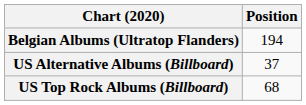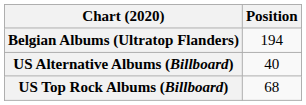(272, 64) 37 -> (272, 64) 40
